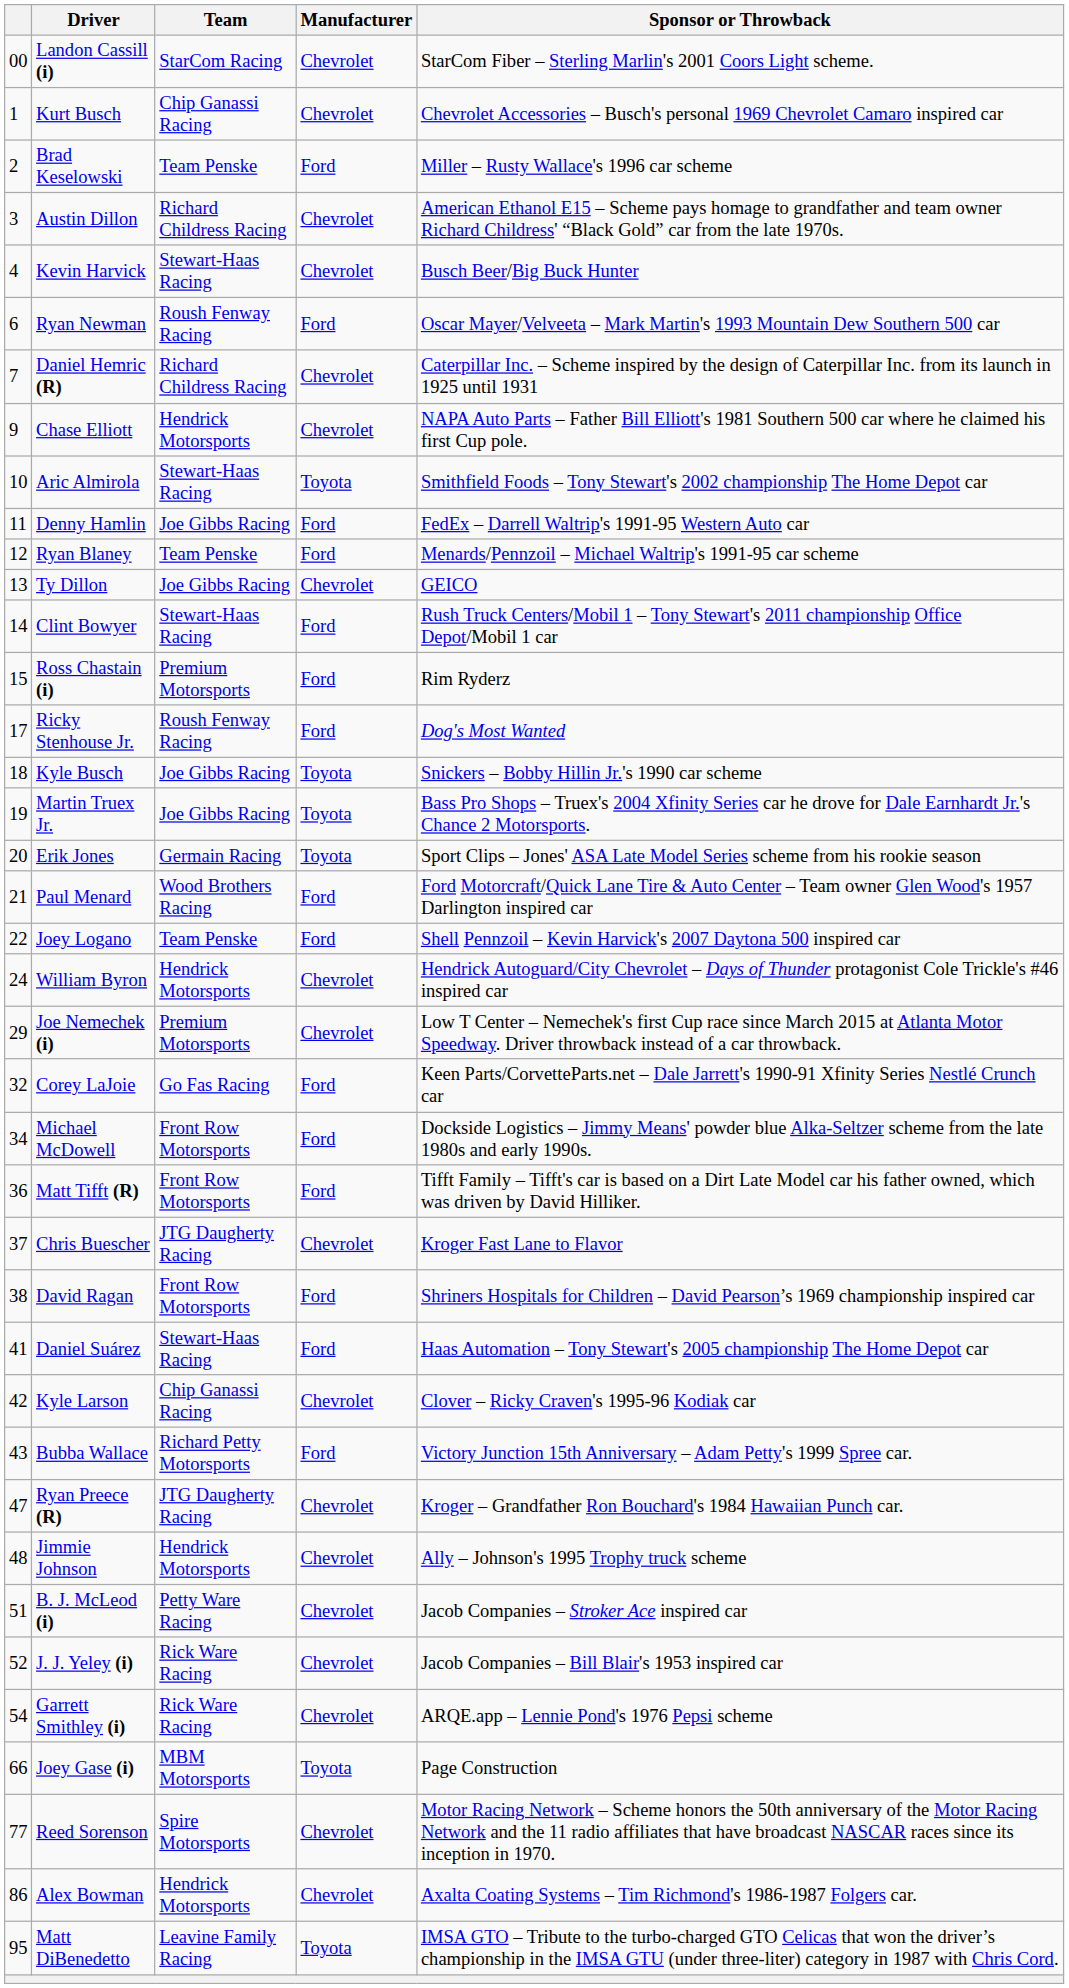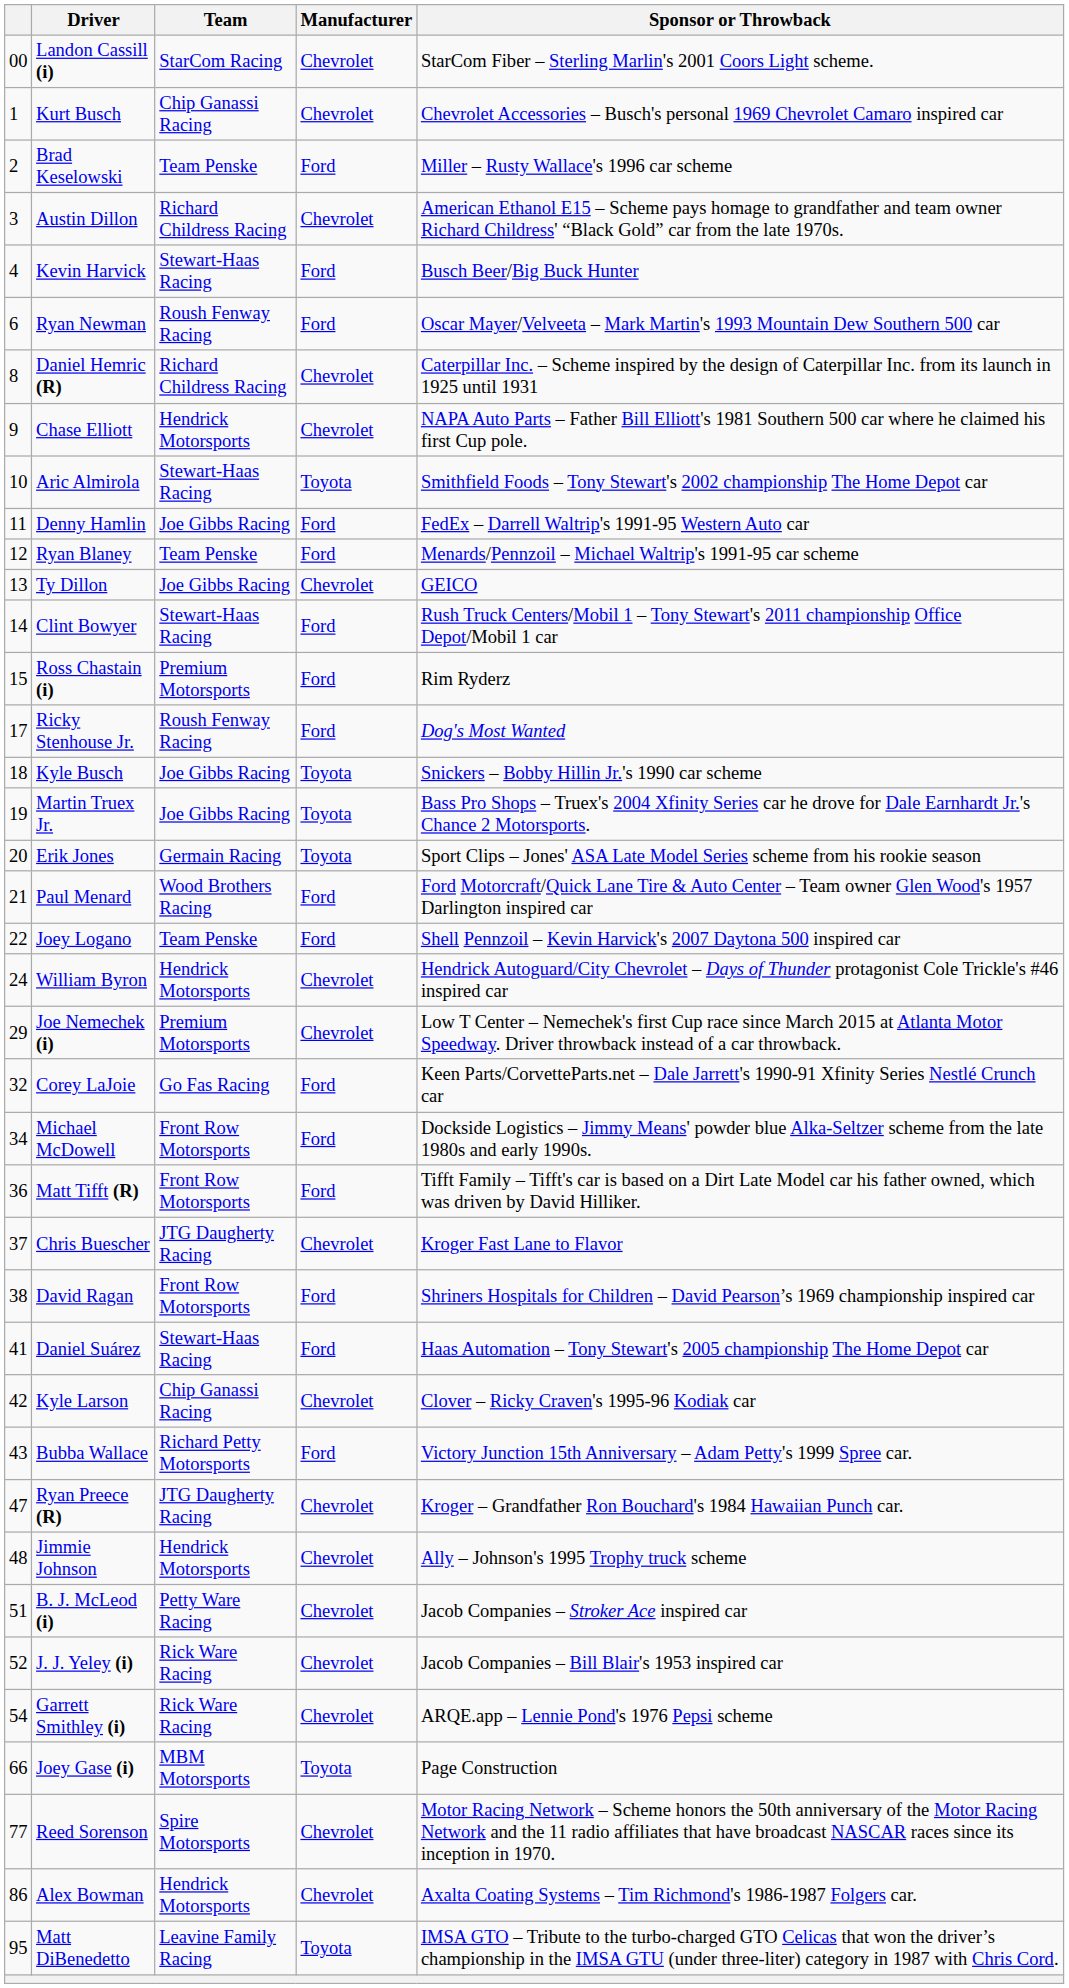(337, 271) Chevrolet -> (318, 271) Ford
(14, 376) 7 -> (14, 376) 8
